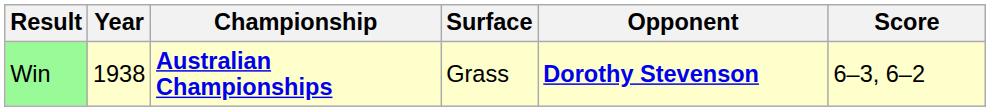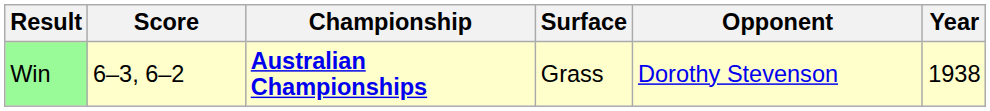columns swapped: (119, 23) <-> (907, 23)
(651, 73) bold -> (738, 73) normal
